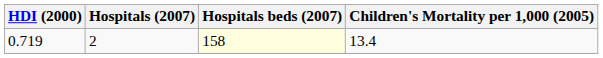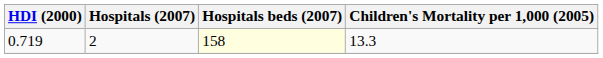(363, 41) 13.4 -> (363, 41) 13.3
